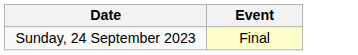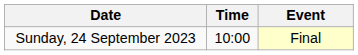+ column: (232, 15)
